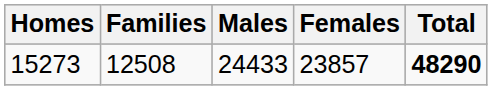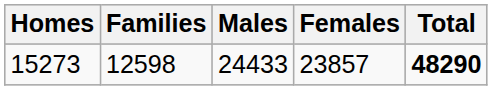(141, 64) 12508 -> (141, 64) 12598
